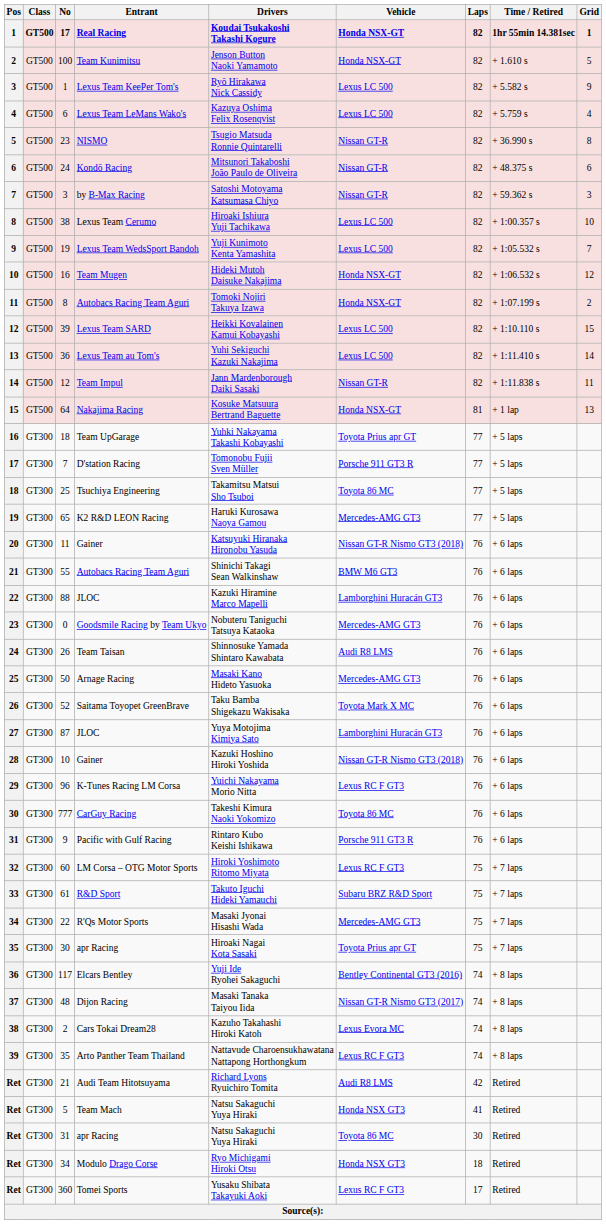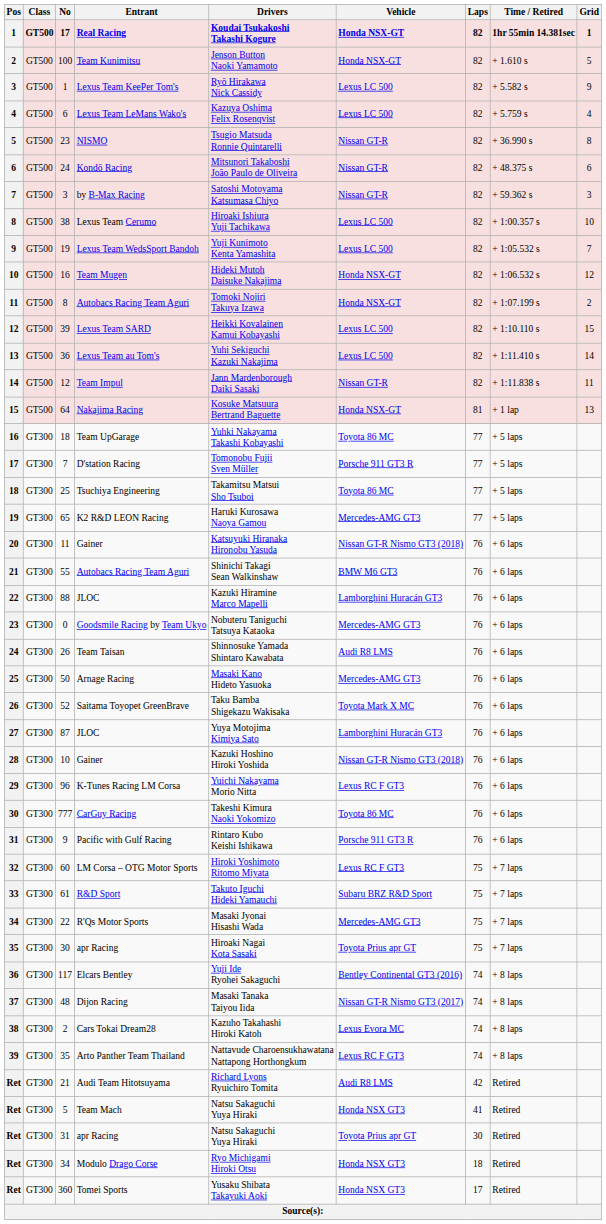(377, 436) Toyota Prius apr GT -> (366, 436) Toyota 86 MC
(366, 1136) Toyota 86 MC -> (377, 1136) Toyota Prius apr GT
(371, 1190) Lexus RC F GT3 -> (372, 1190) Honda NSX GT3
